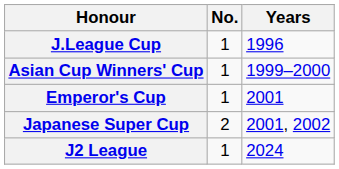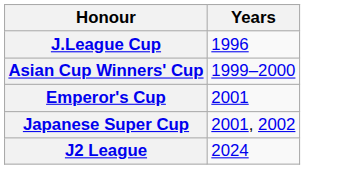- column: (225, 17)
